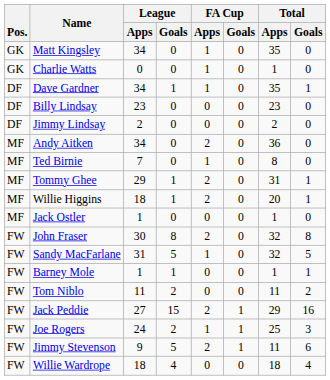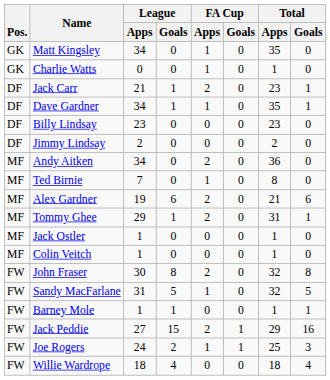+ row: (55, 87)
+ row: (65, 198)
- row: (67, 198)
+ row: (62, 254)
- row: (58, 291)
- row: (74, 347)
